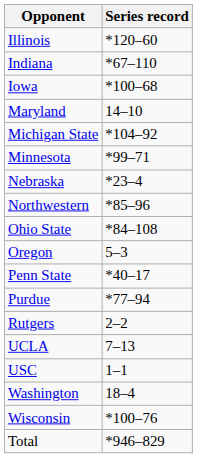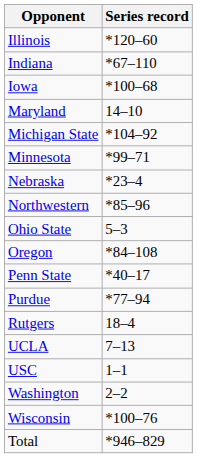(131, 228) *84–108 -> (116, 228) 5–3
(116, 252) 5–3 -> (131, 252) *84–108
(116, 323) 2–2 -> (120, 323) 18–4
(120, 393) 18–4 -> (116, 393) 2–2
